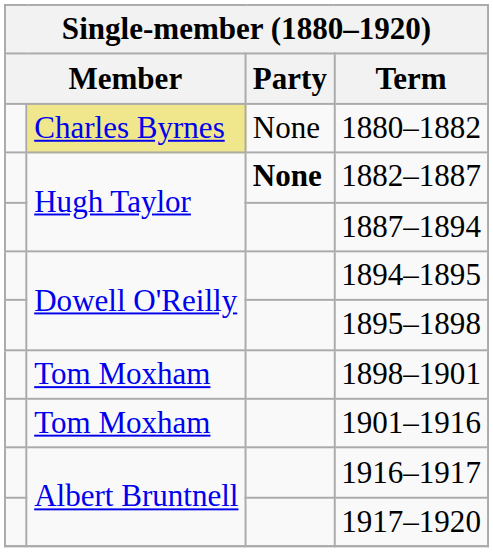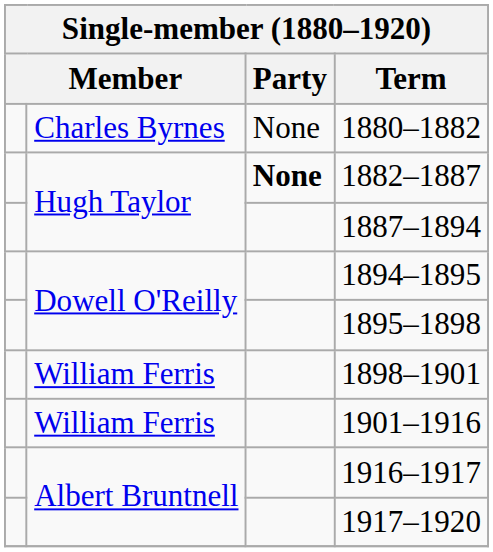(129, 127) khaki background -> (129, 127) no background
(122, 373) Tom Moxham -> (125, 373) William Ferris
(122, 422) Tom Moxham -> (125, 422) William Ferris
